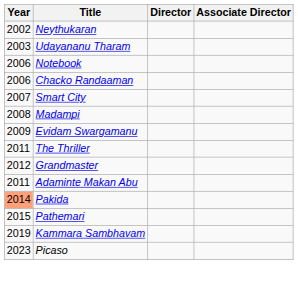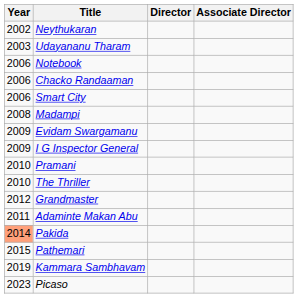(19, 98) 2007 -> (19, 98) 2006
+ row: (87, 149)
+ row: (56, 166)
(18, 149) 2011 -> (19, 183) 2010
